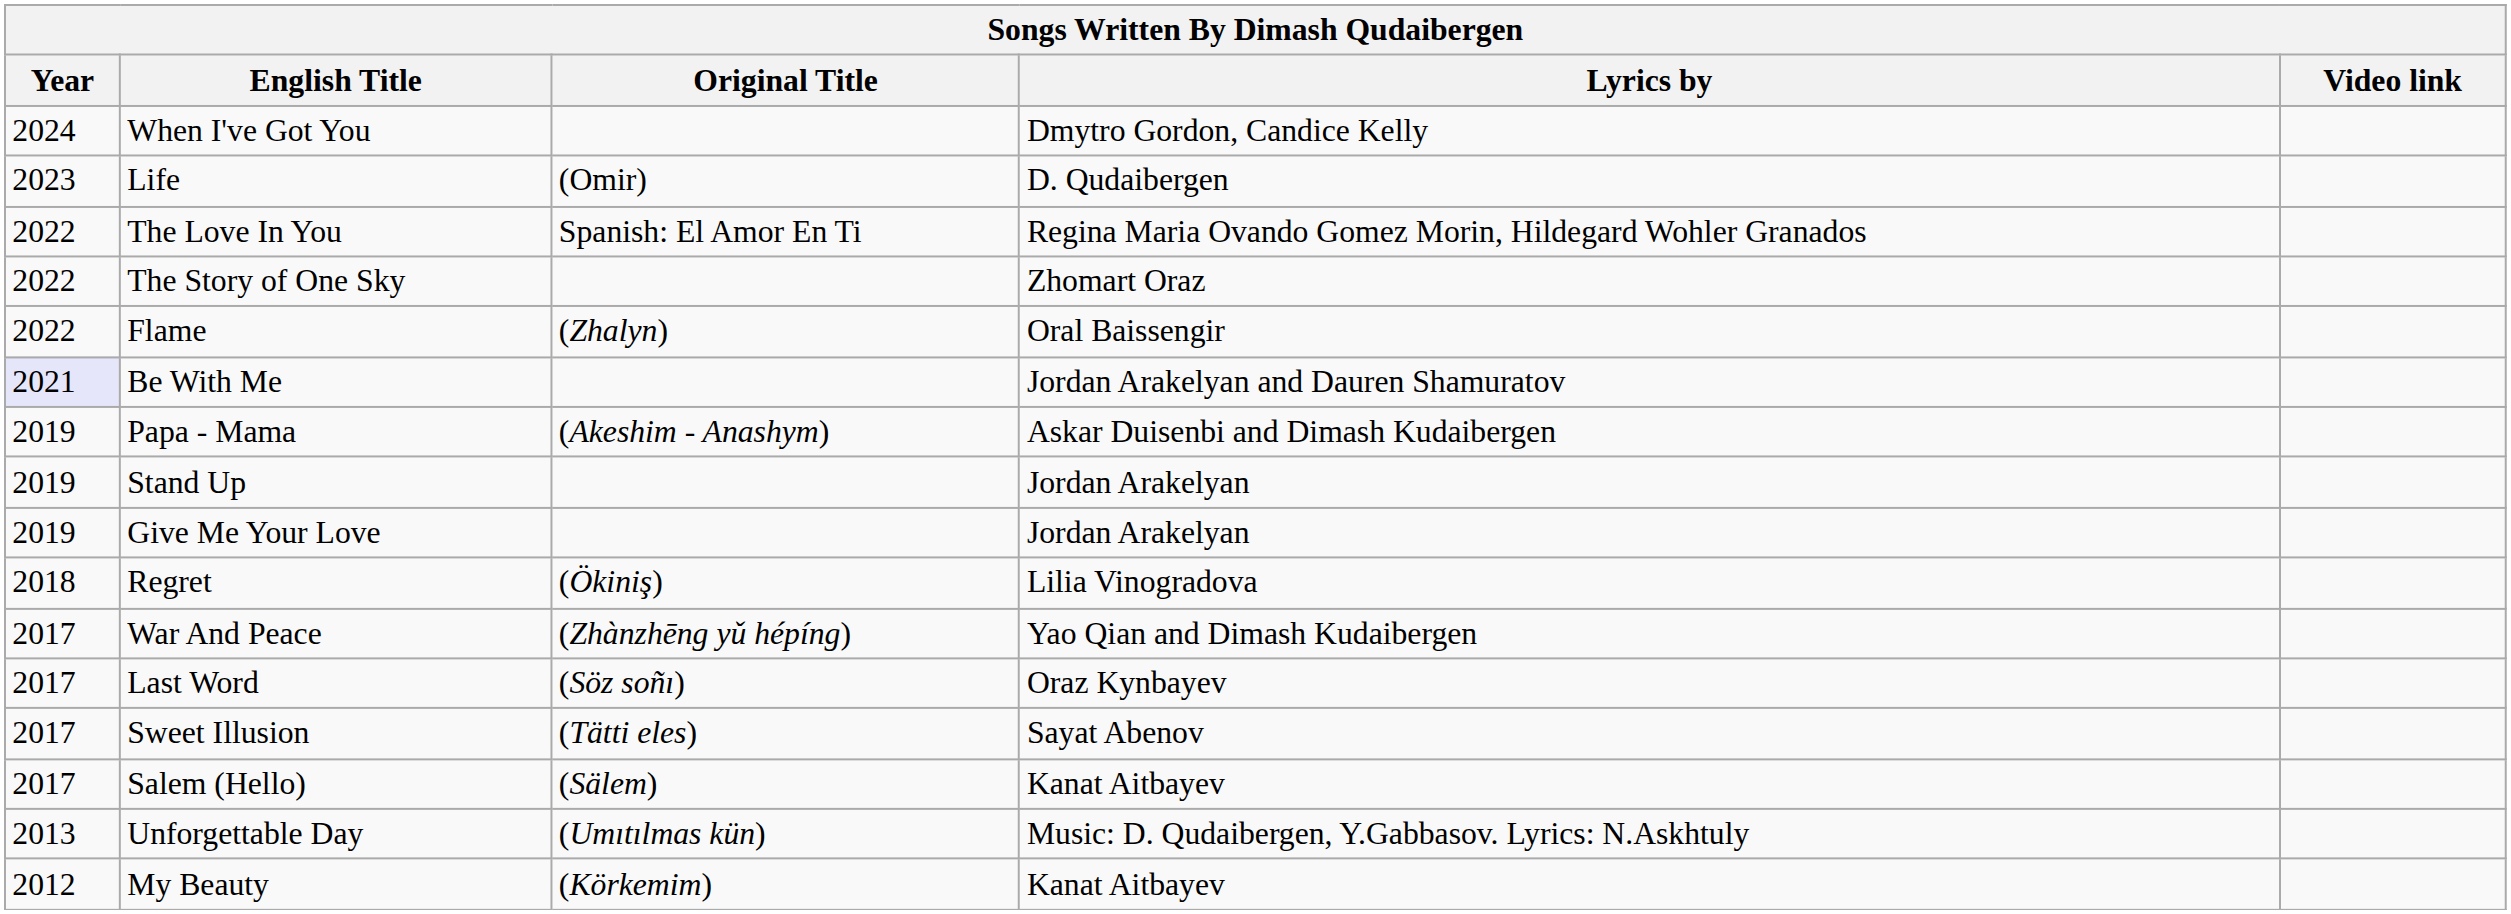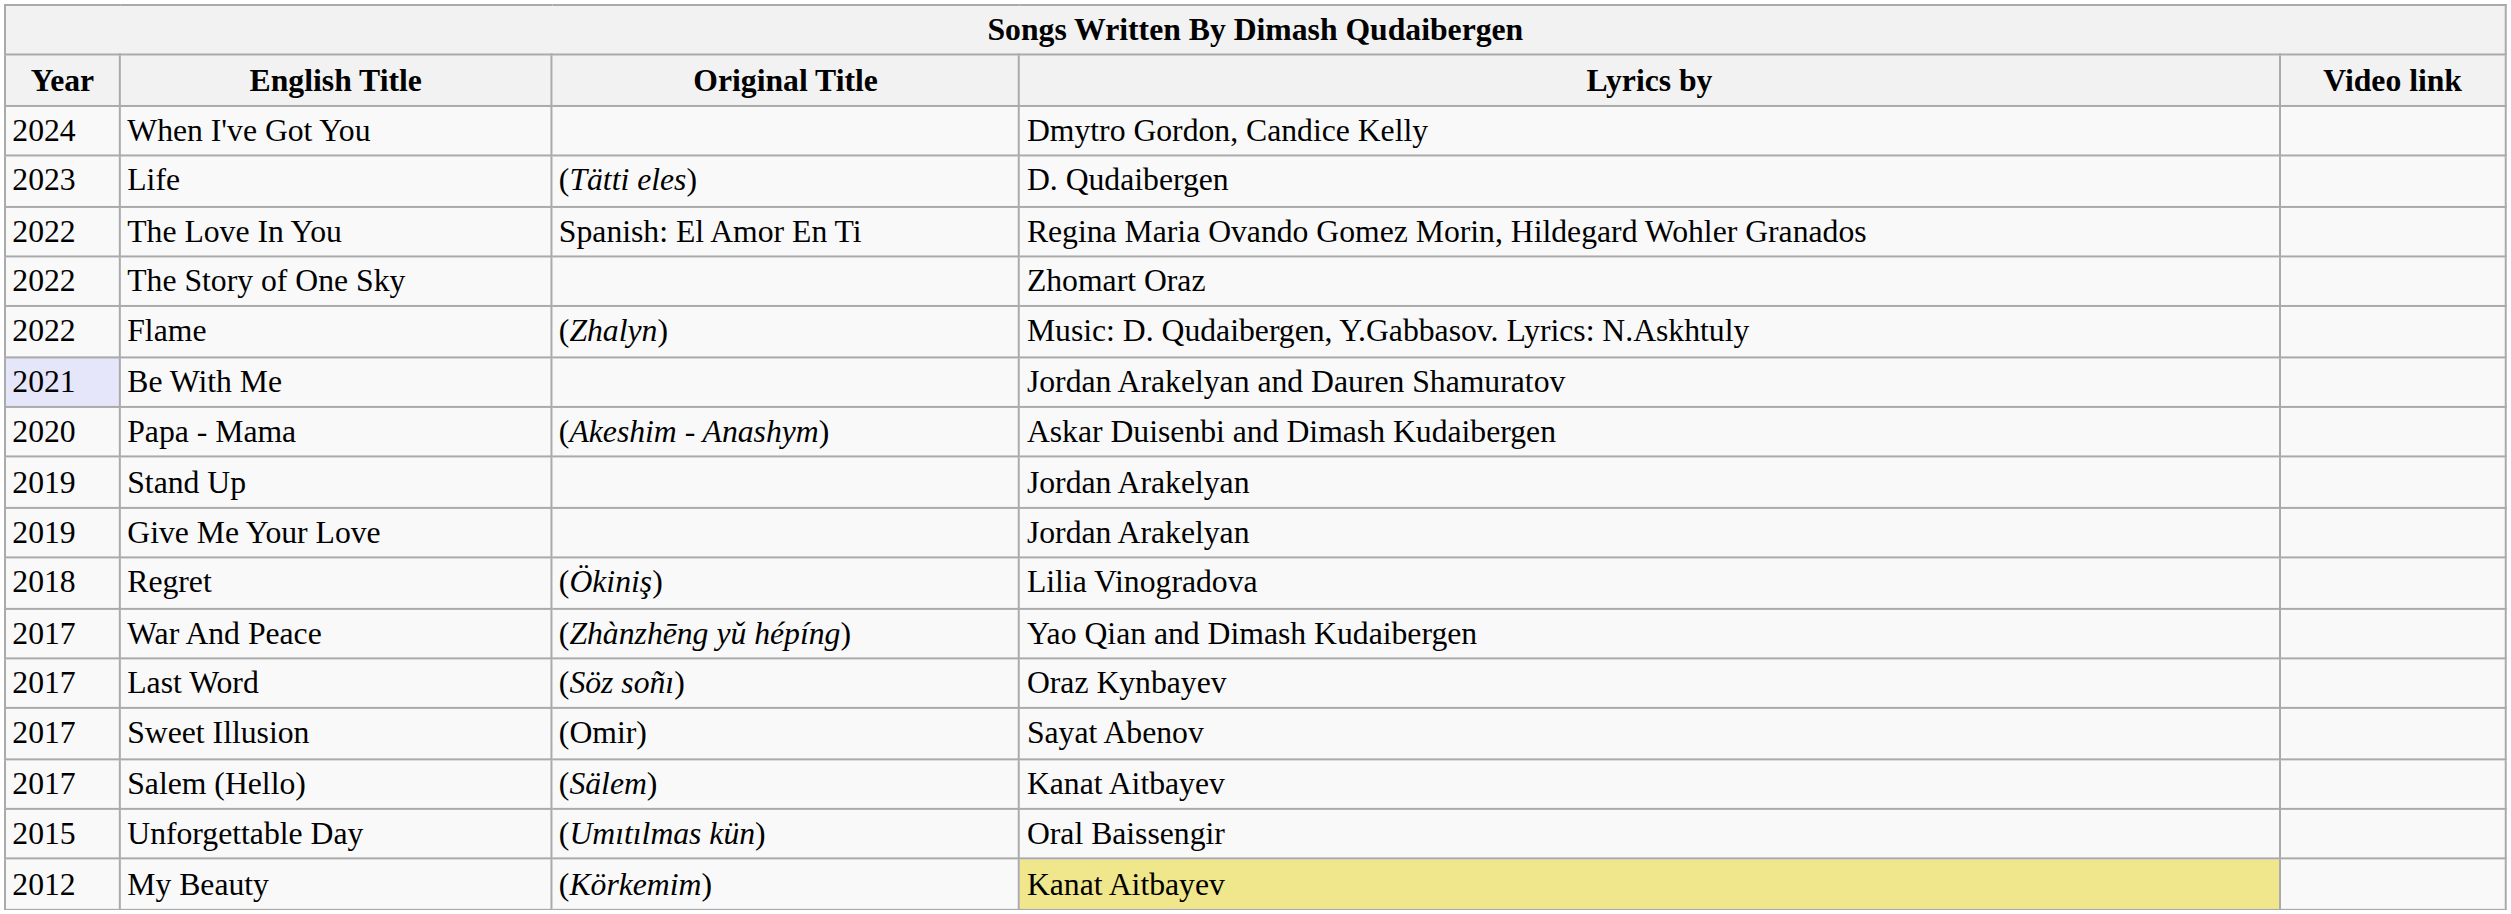(603, 180) (Omir) -> (628, 180) (Tätti eles)
(1126, 331) Oral Baissengir -> (1388, 331) Music: D. Qudaibergen, Y.Gabbasov. Lyrics: N.Askhtuly
(44, 431) 2019 -> (44, 431) 2020
(628, 733) (Tätti eles) -> (603, 733) (Omir)
(44, 833) 2013 -> (44, 833) 2015
(1388, 833) Music: D. Qudaibergen, Y.Gabbasov. Lyrics: N.Askhtuly -> (1126, 833) Oral Baissengir
(1126, 883) no background -> (1126, 883) khaki background
